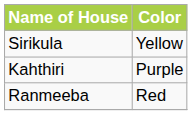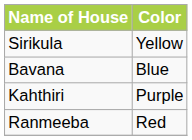+ row: (36, 69)
